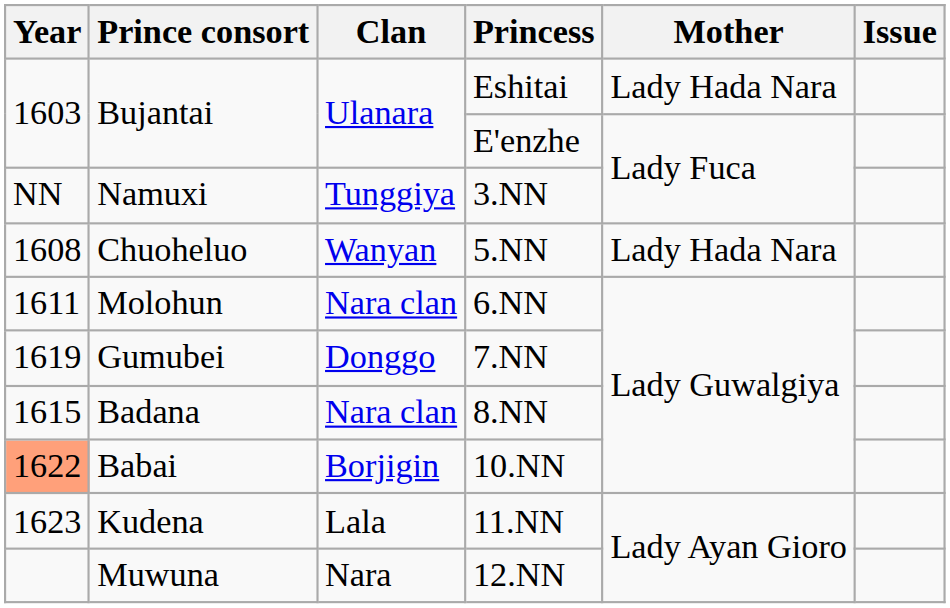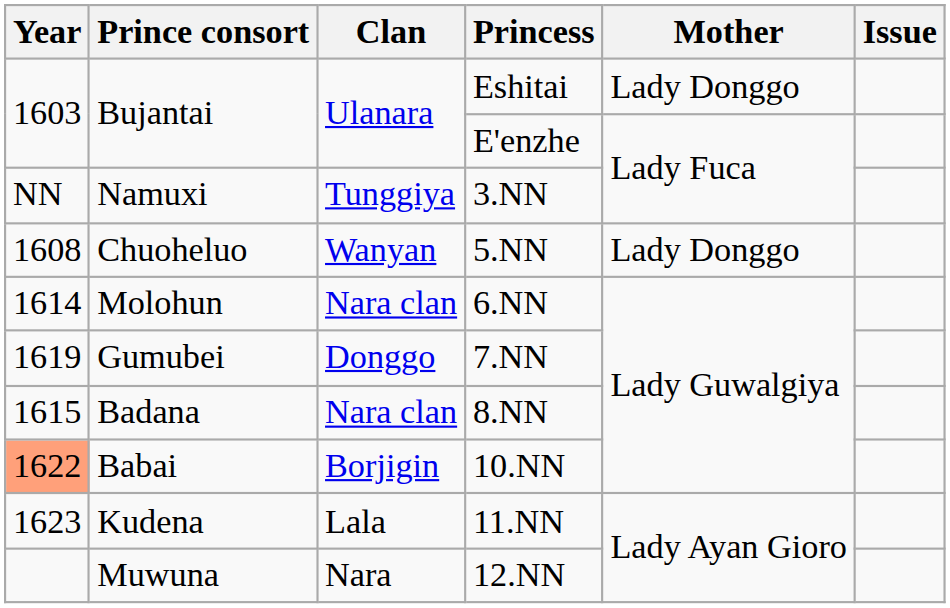(724, 85) Lady Hada Nara -> (705, 85) Lady Donggo
(724, 248) Lady Hada Nara -> (705, 248) Lady Donggo
(47, 303) 1611 -> (47, 303) 1614
